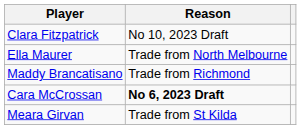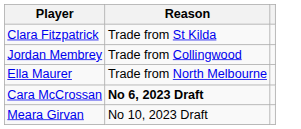(178, 34) No 10, 2023 Draft -> (162, 34) Trade from St Kilda
+ row: (55, 54)
- row: (65, 74)
(183, 114) Trade from St Kilda -> (158, 114) No 10, 2023 Draft
